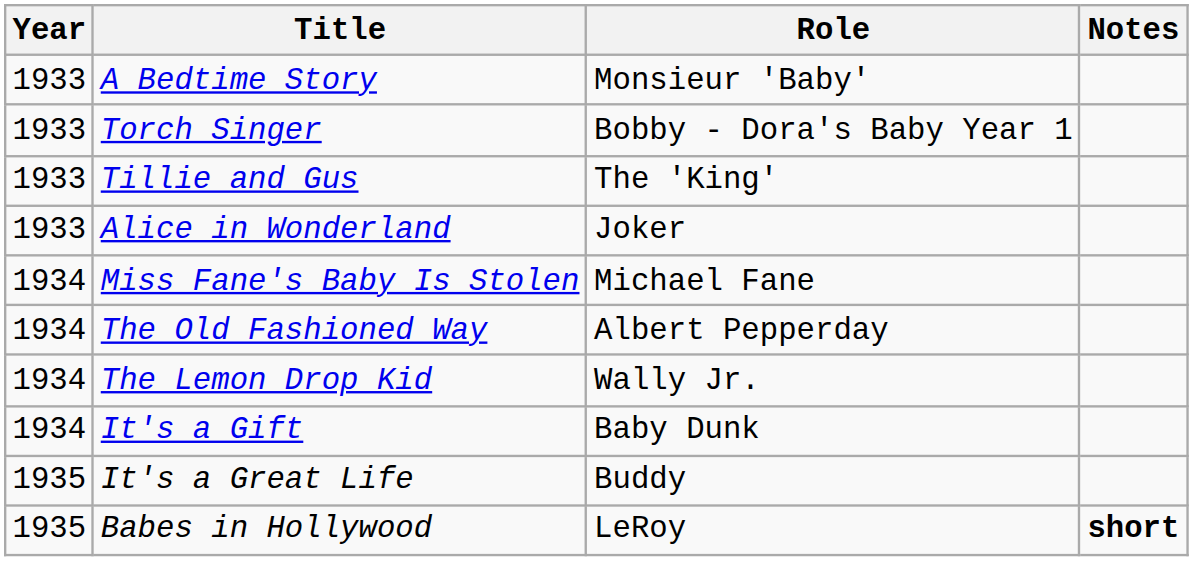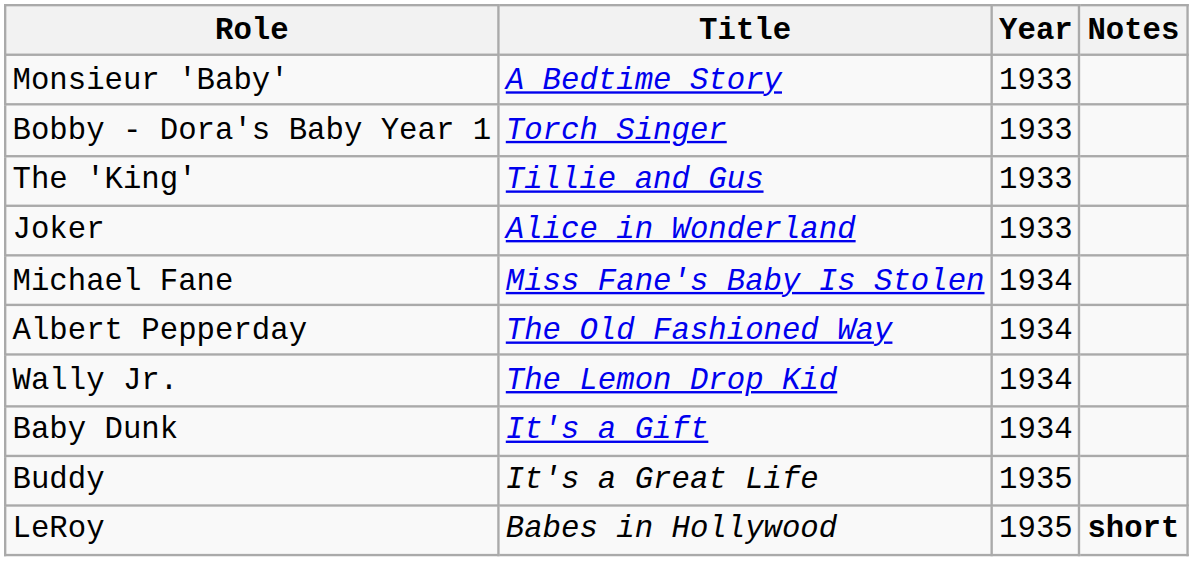columns swapped: (49, 30) <-> (833, 30)
